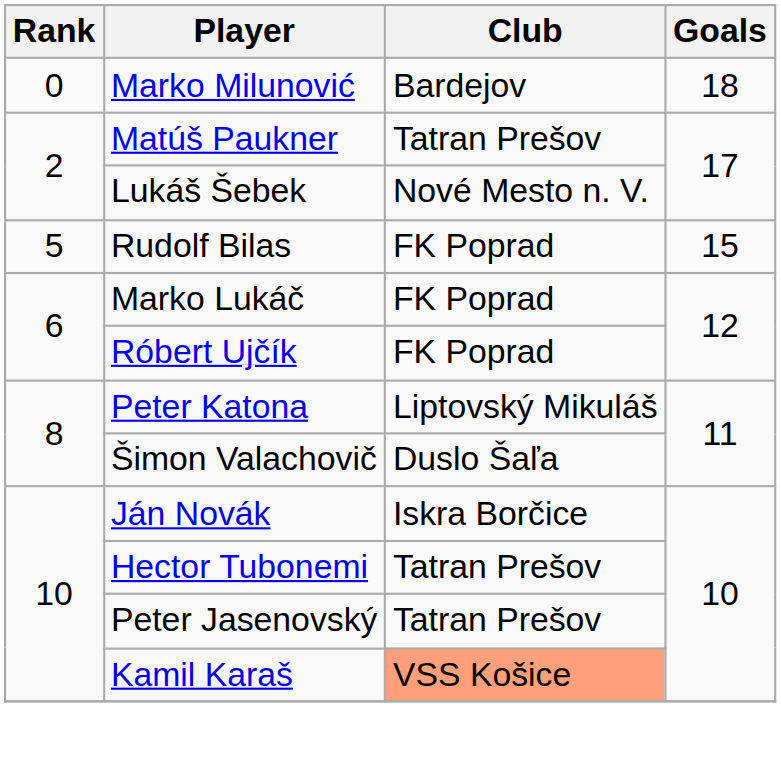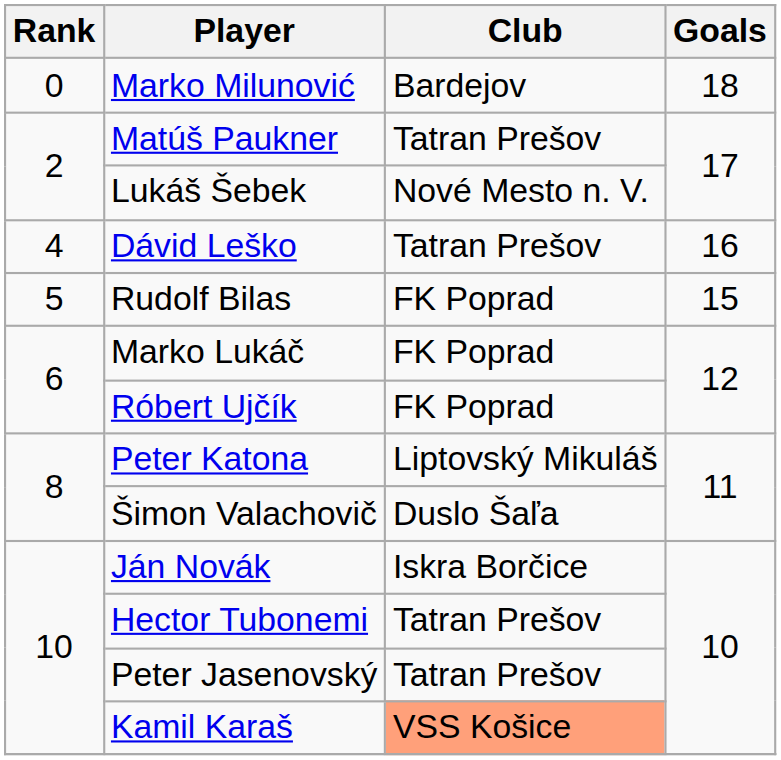+ row: (204, 245)
